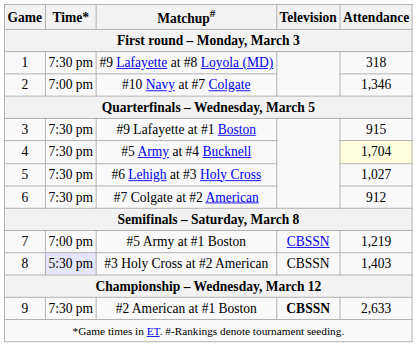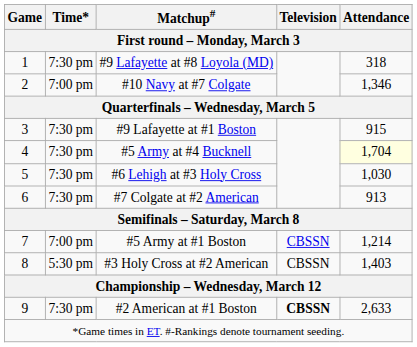(376, 174) 1,027 -> (376, 174) 1,030
(376, 197) 912 -> (376, 197) 913
(376, 241) 1,219 -> (376, 241) 1,214
(71, 263) lavender background -> (71, 263) no background
